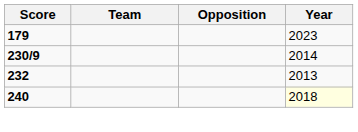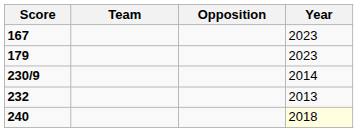+ row: (18, 35)
